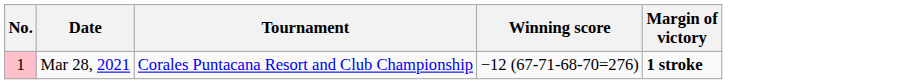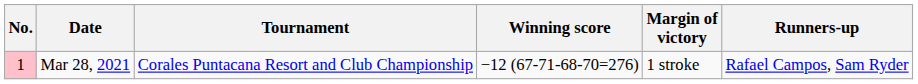+ column: (817, 28)
(675, 65) bold -> (673, 65) normal
